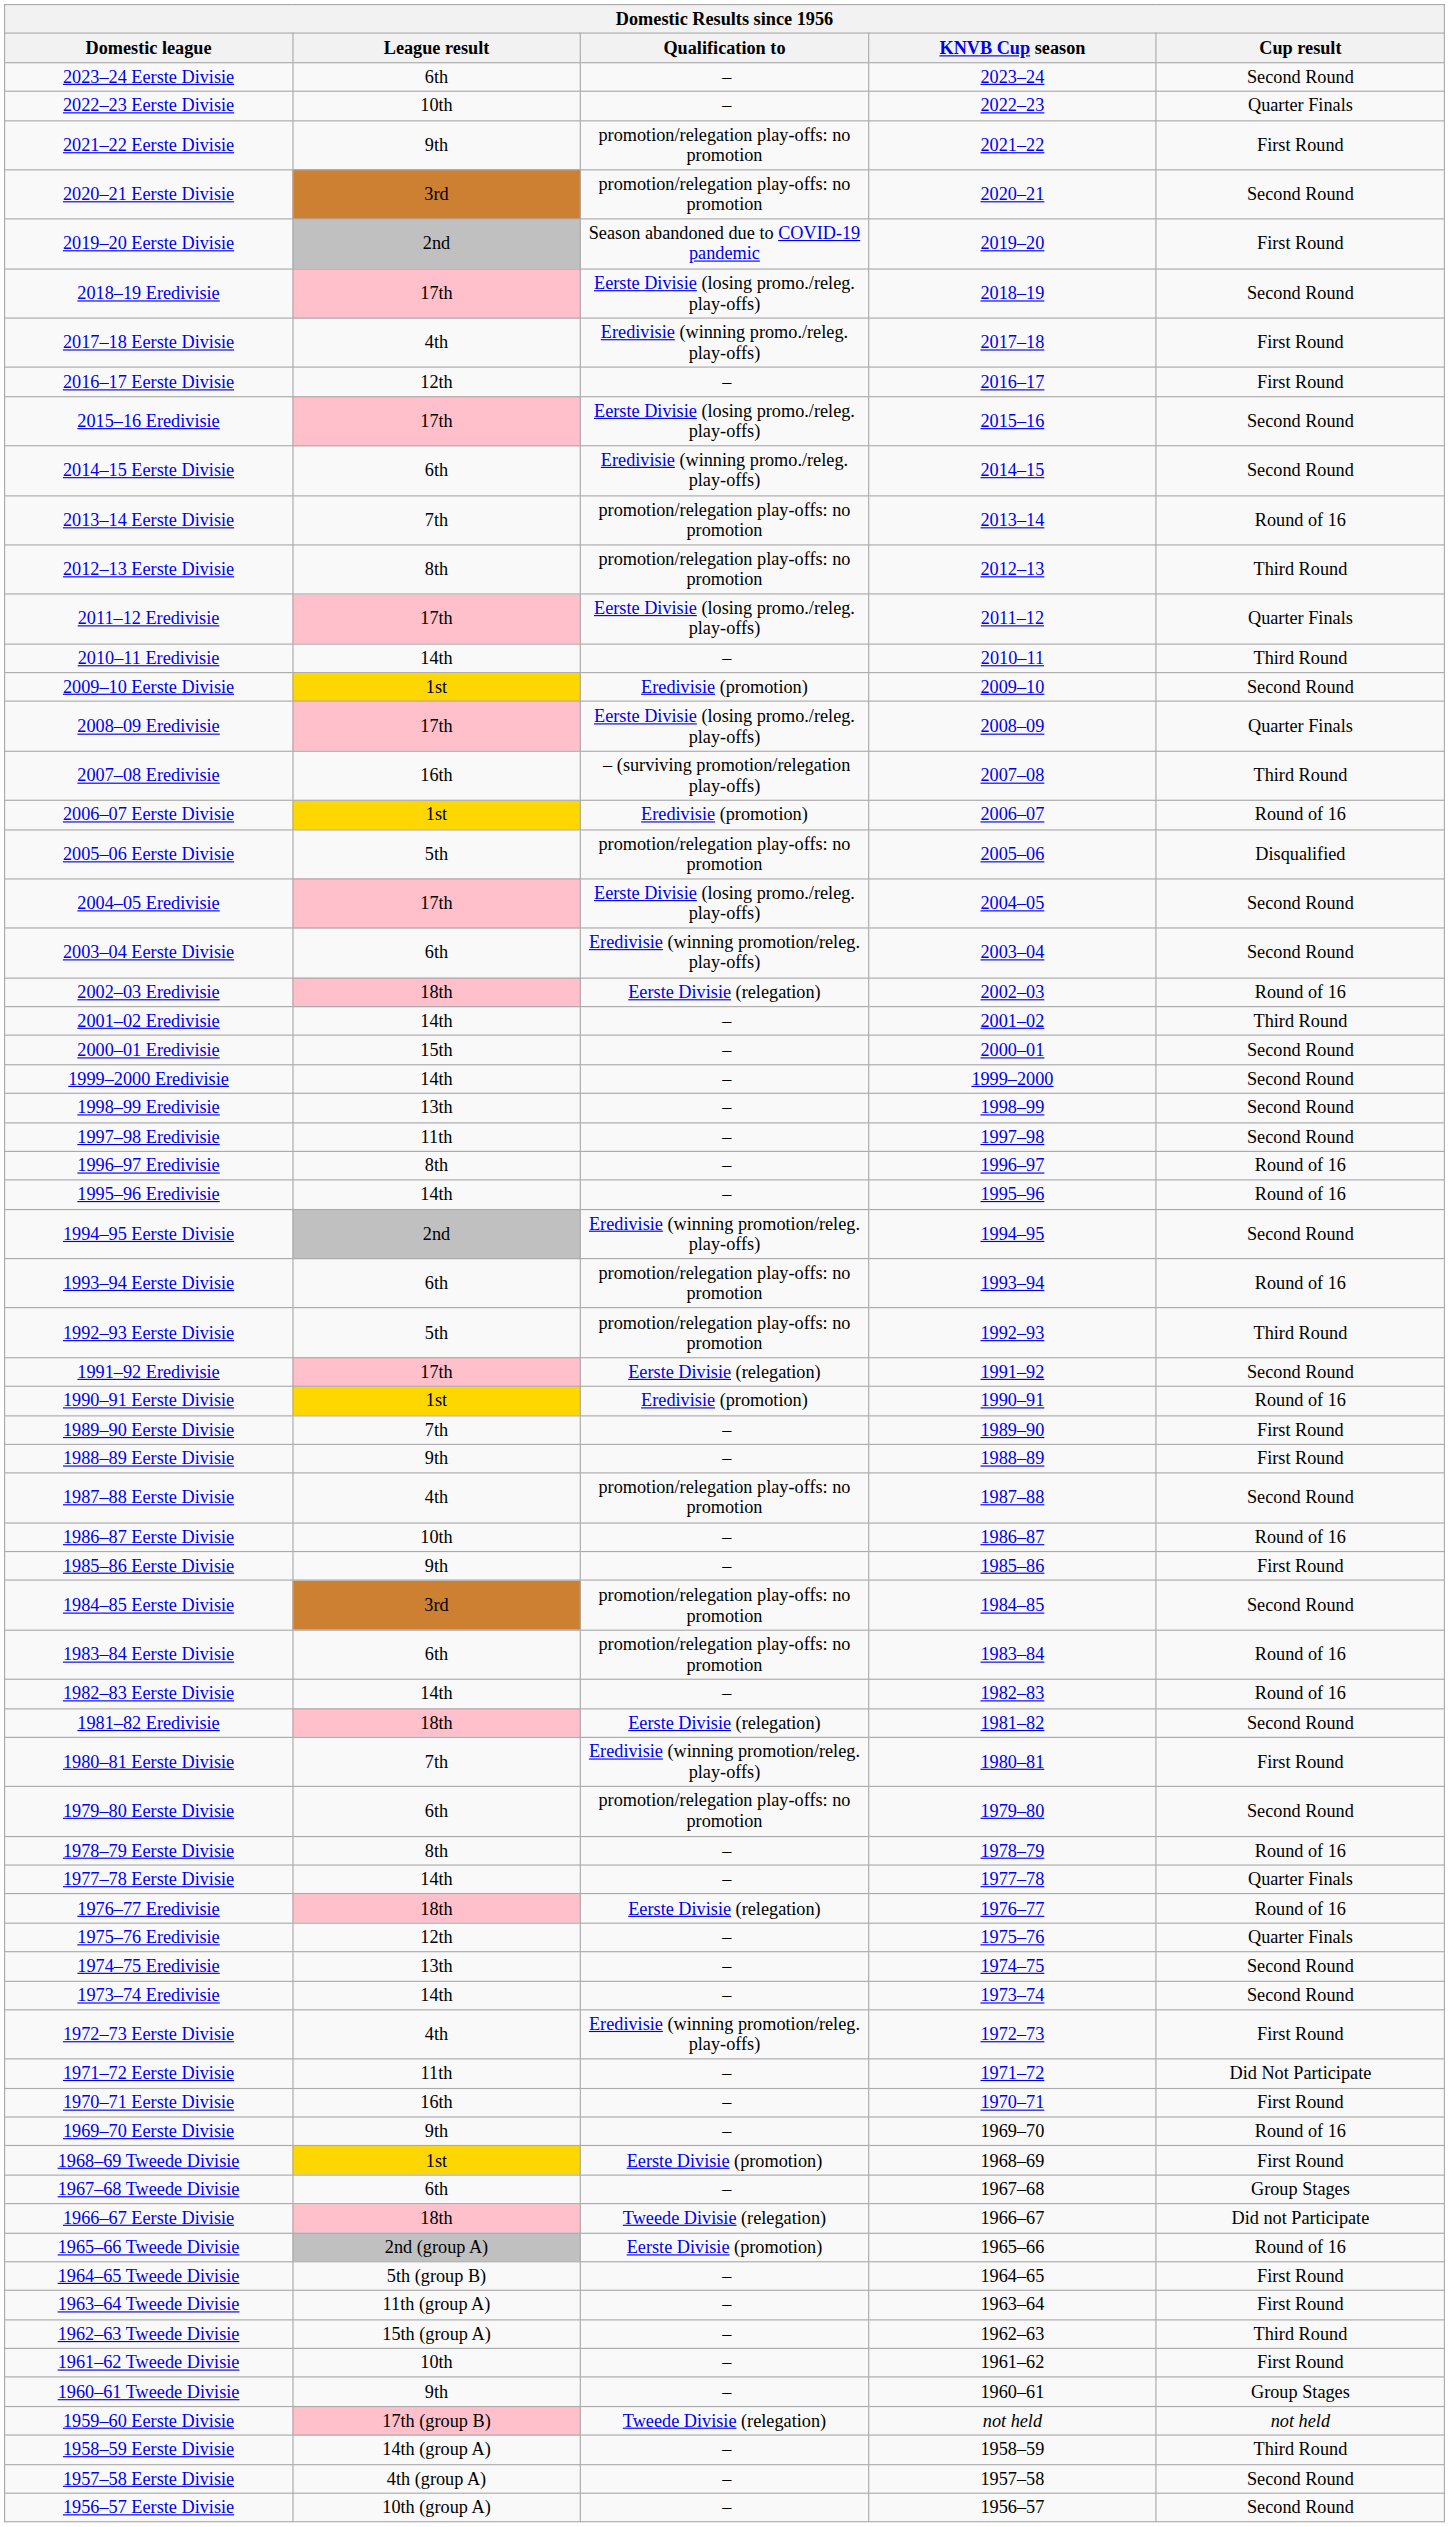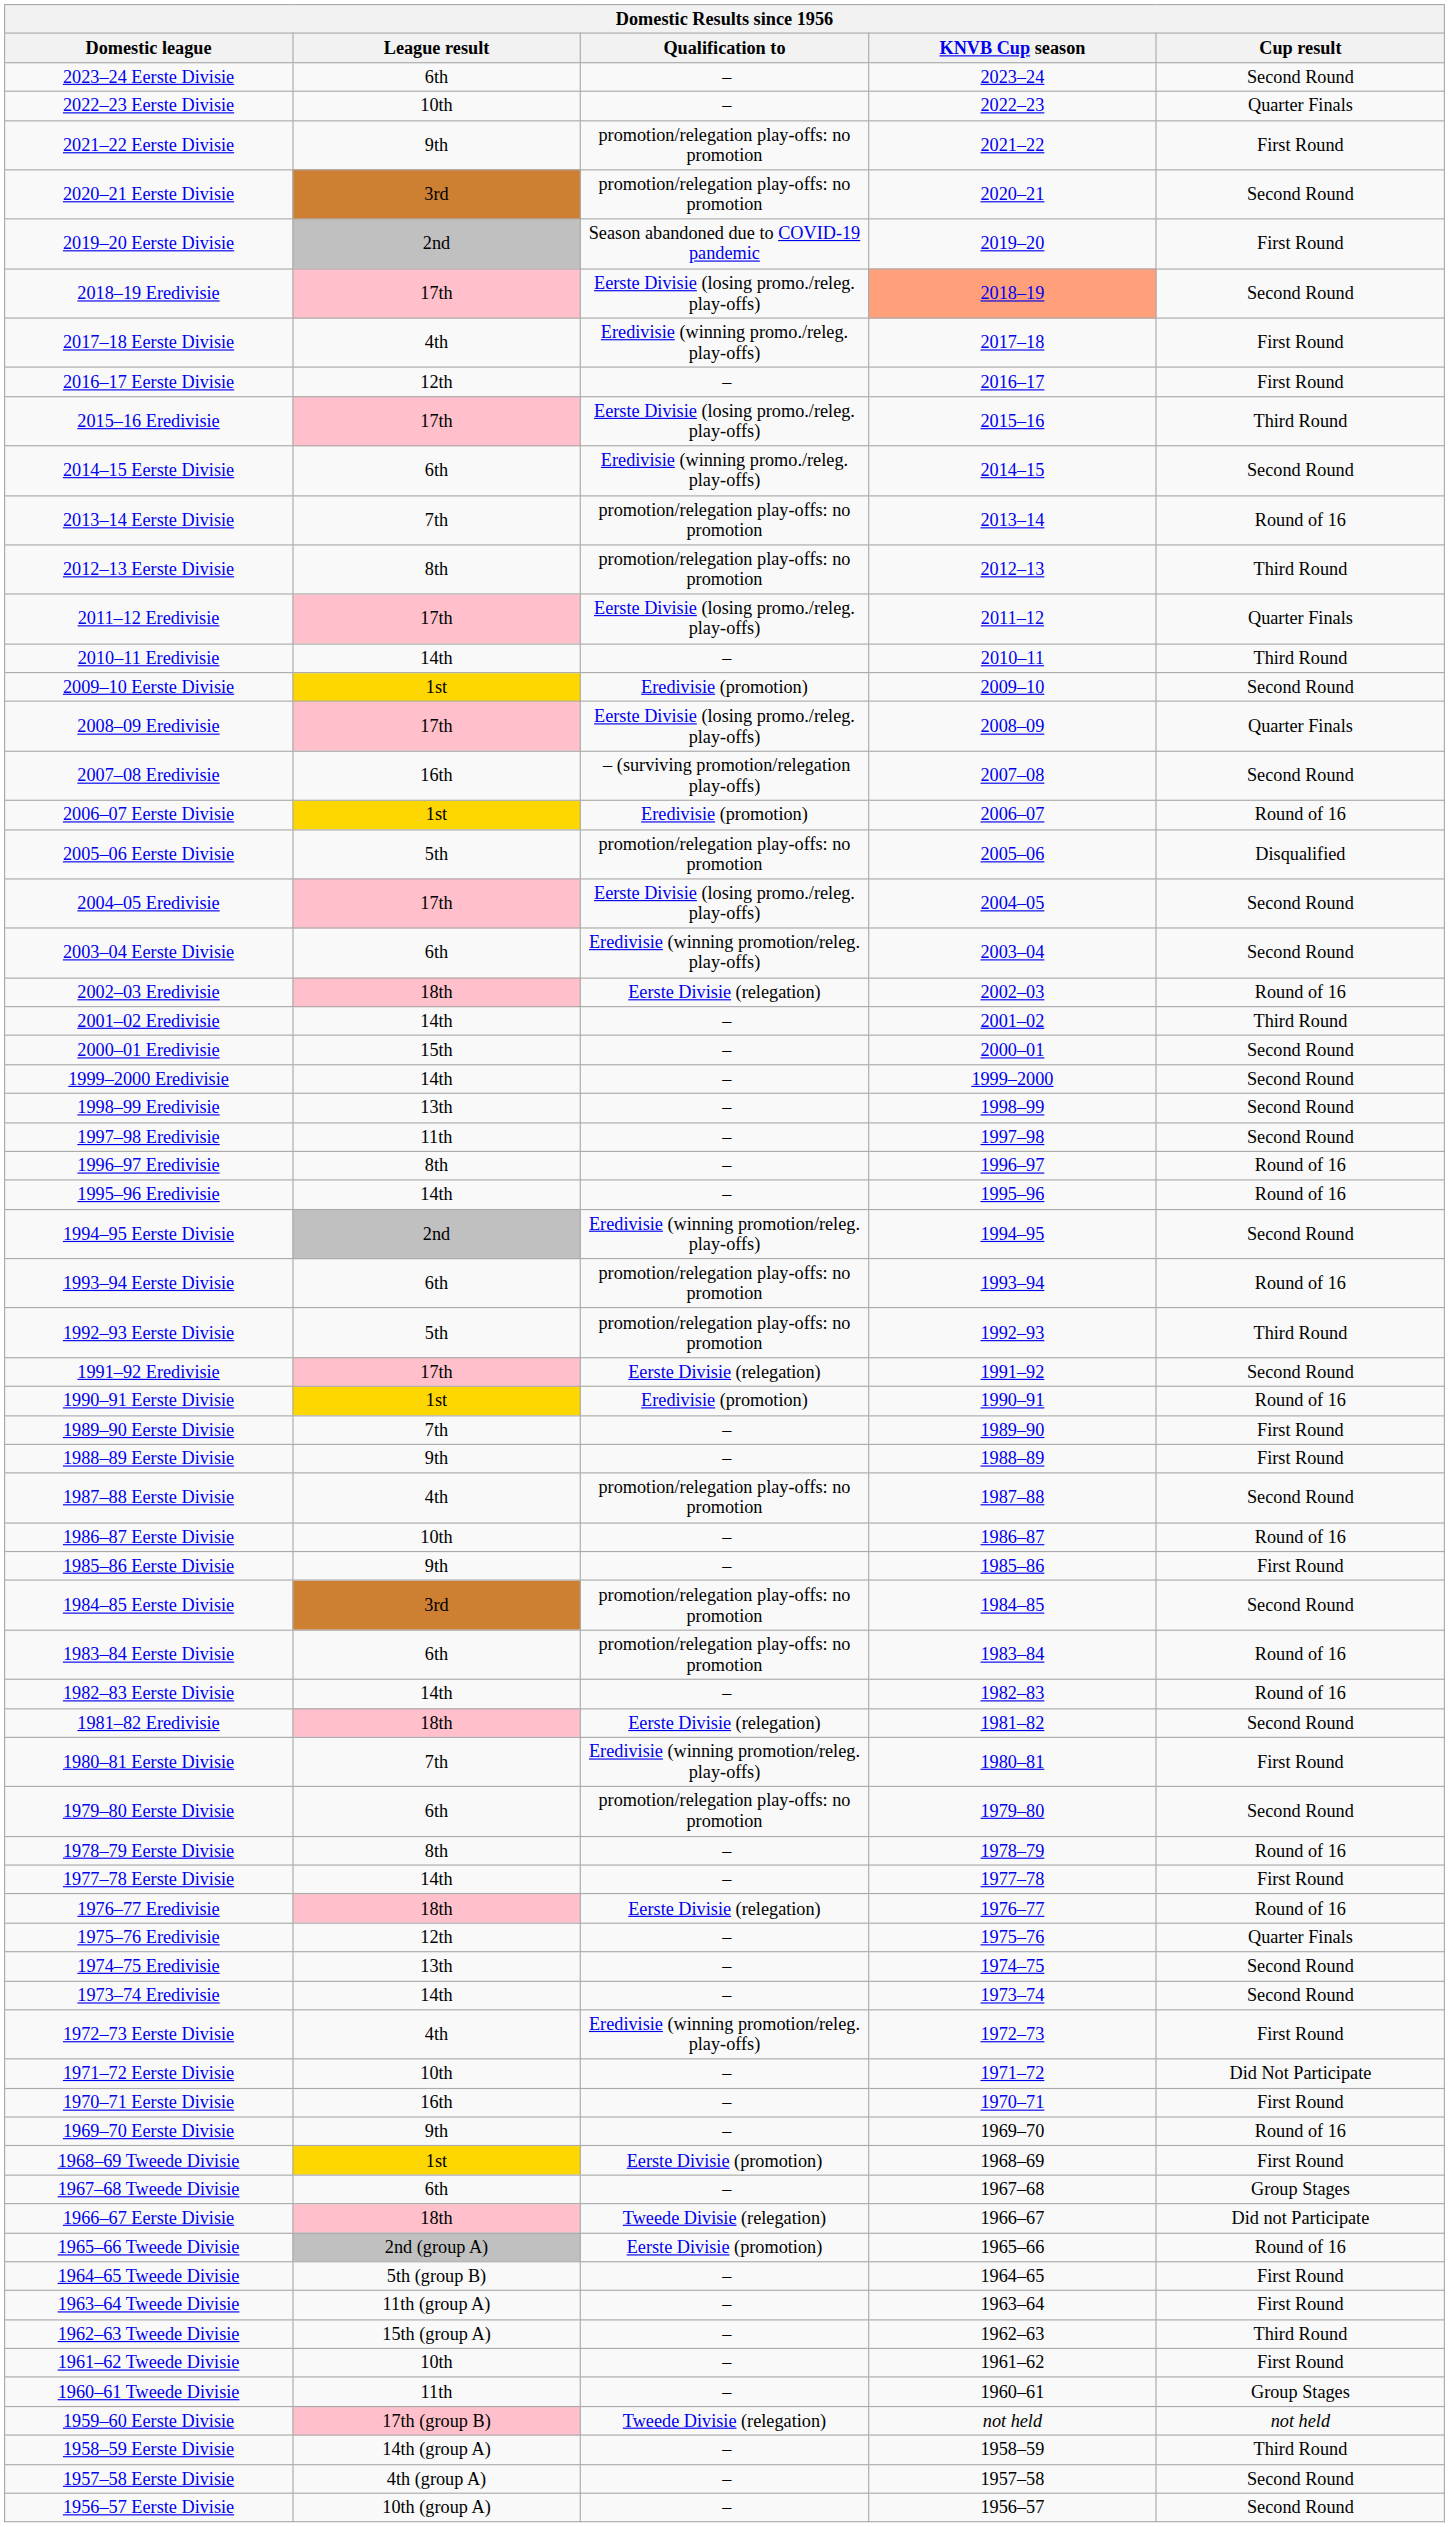(1012, 293) no background -> (1012, 293) lightsalmon background
(1300, 421) Second Round -> (1300, 421) Third Round
(1300, 775) Third Round -> (1300, 775) Second Round
(1300, 1879) Quarter Finals -> (1300, 1879) First Round
(436, 2073) 11th -> (436, 2073) 10th
(436, 2391) 9th -> (436, 2391) 11th
